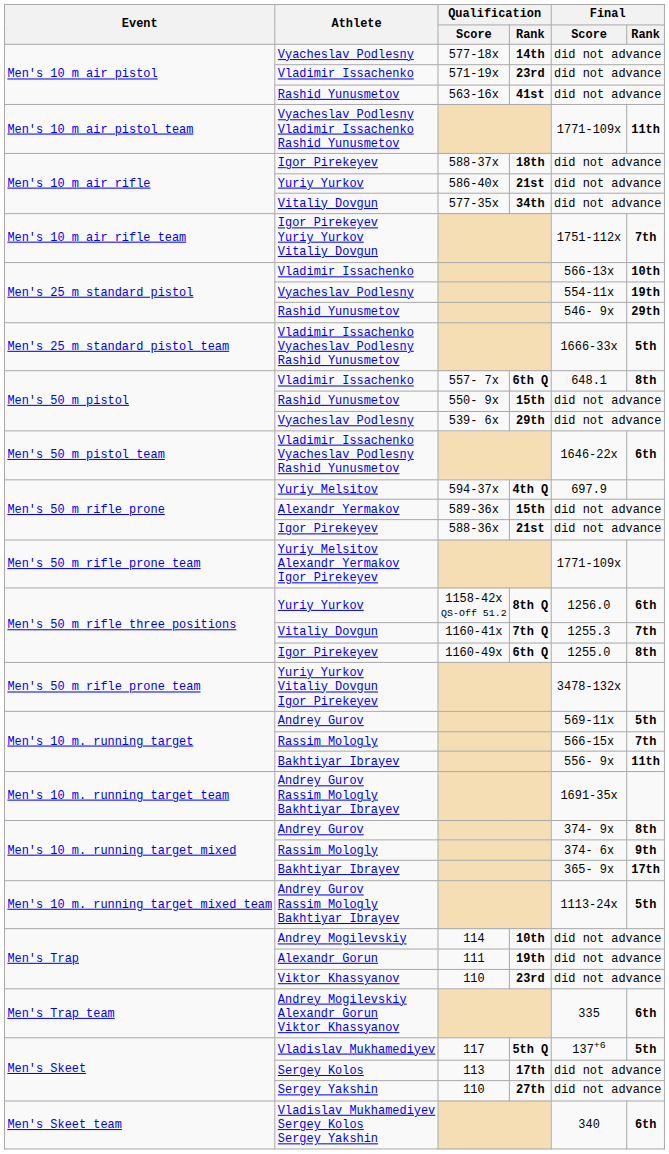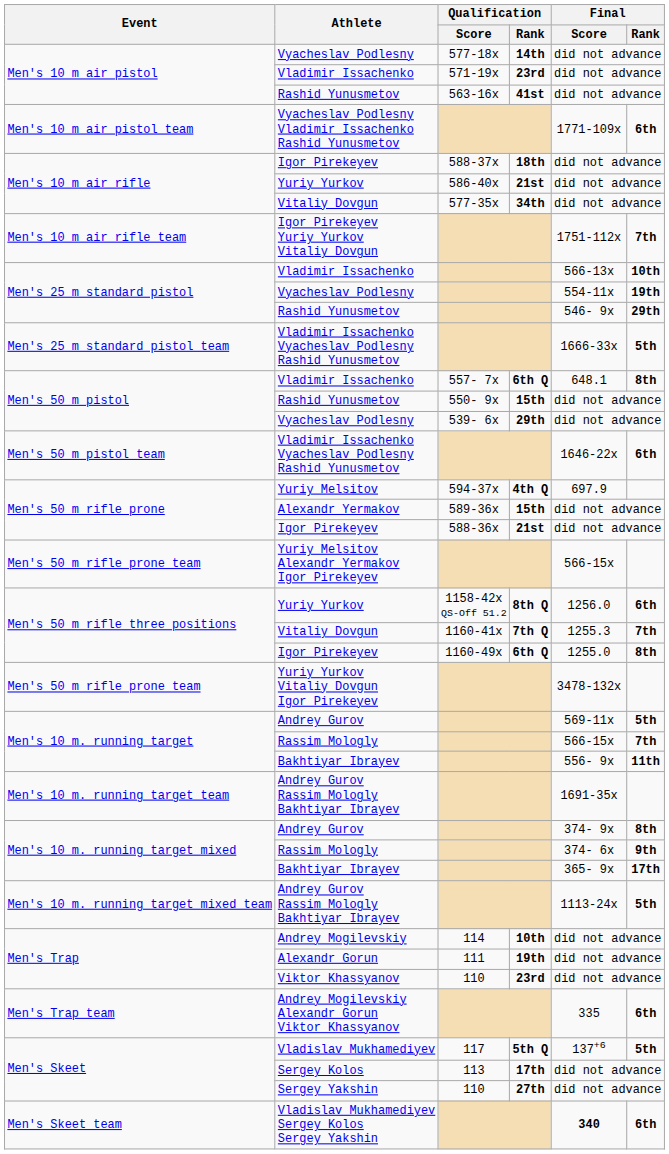(646, 129) 11th -> (646, 129) 6th
(589, 564) 1771-109x -> (589, 564) 566-15x
(589, 1125) normal -> (589, 1125) bold
